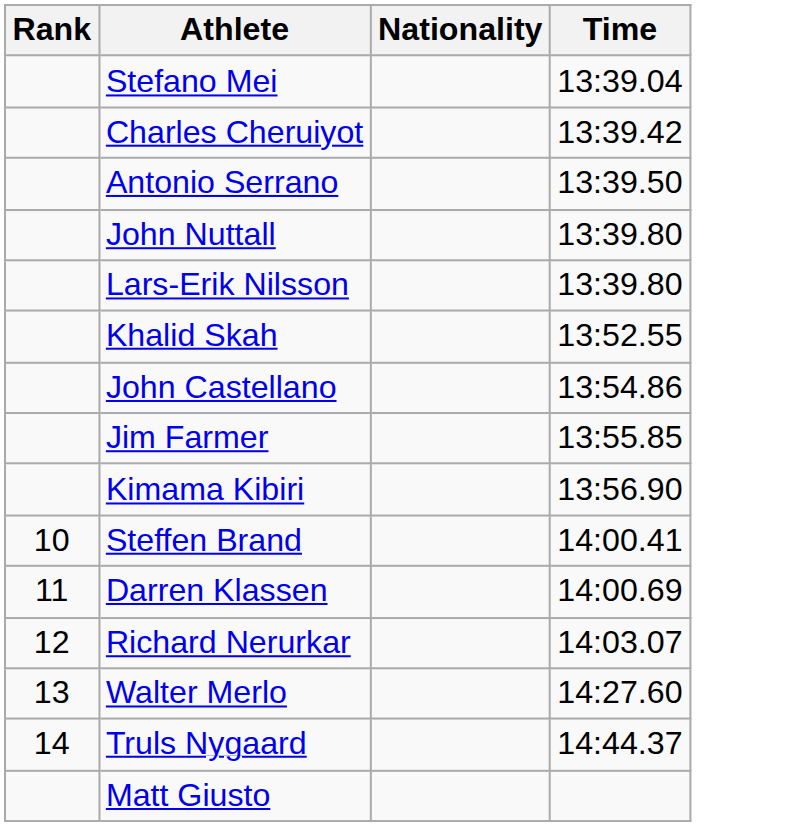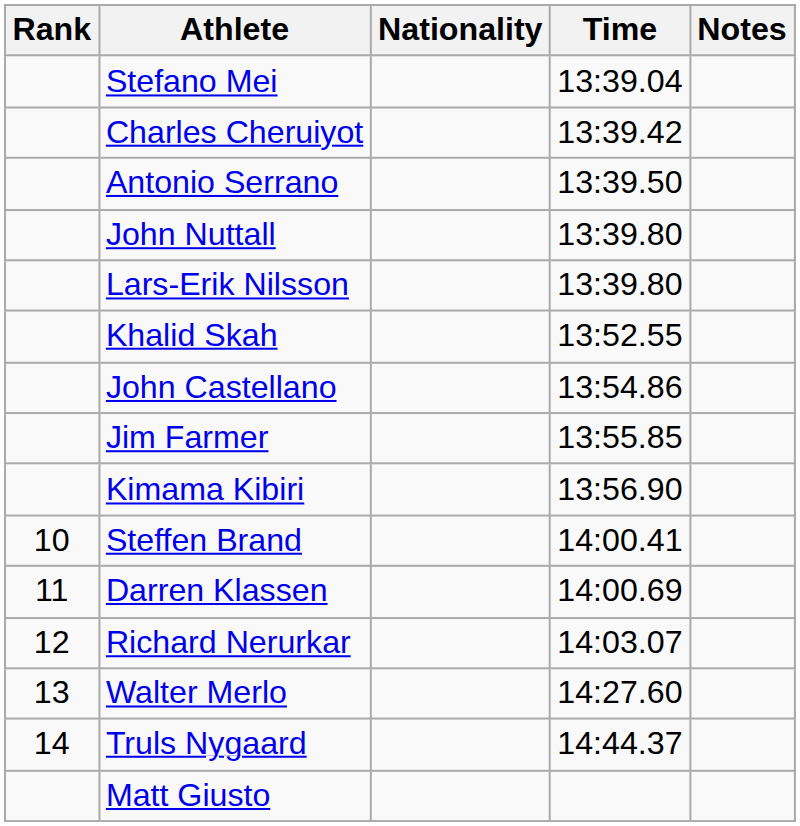+ column: (742, 30)
